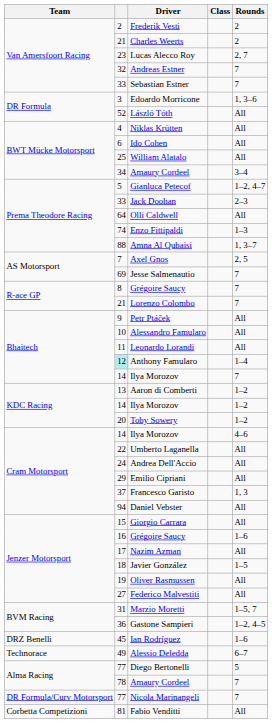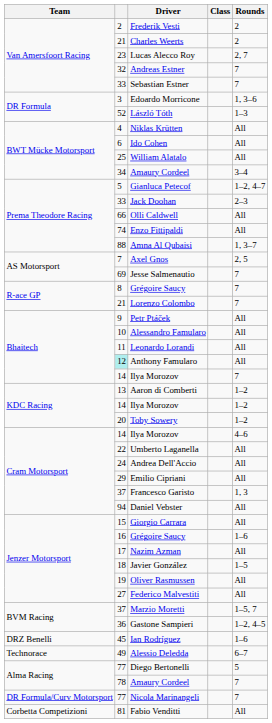(240, 113) All -> (241, 113) 1–3
(122, 215) 64 -> (122, 215) 66
(241, 230) 1–3 -> (240, 230) All
(241, 361) 1–4 -> (240, 361) All
(122, 609) 31 -> (122, 609) 37
